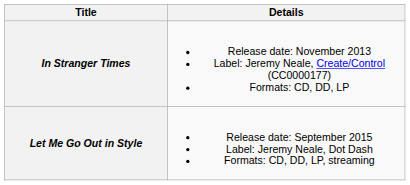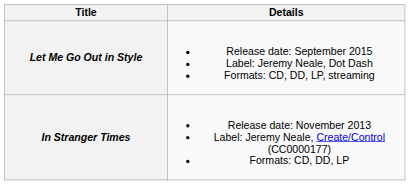rows swapped: (86, 63) <-> (86, 143)
